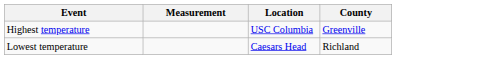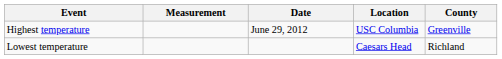+ column: (301, 13)
